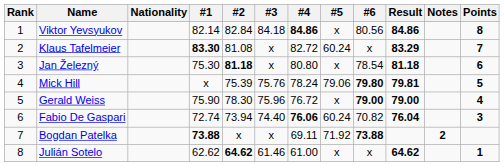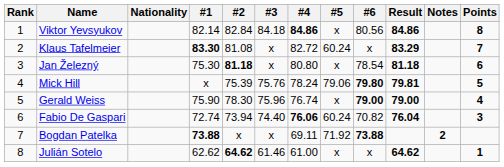(304, 100) 76.72 -> (304, 100) 76.74
